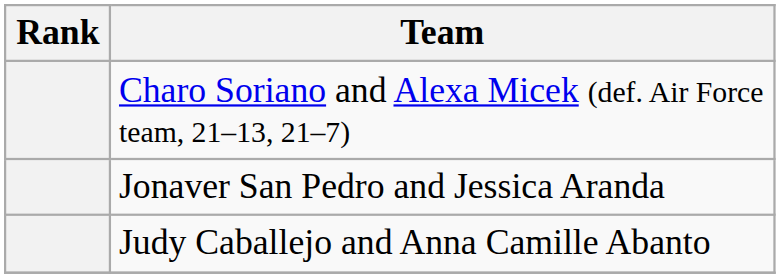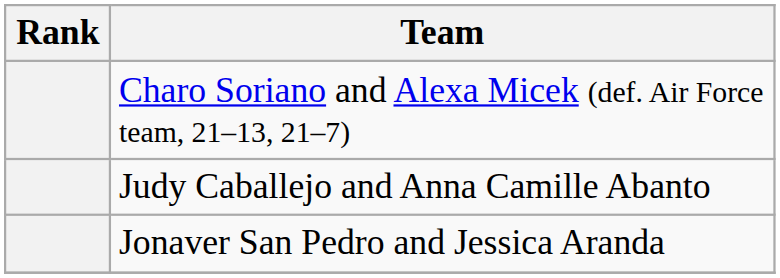rows swapped: (415, 242) <-> (392, 186)
